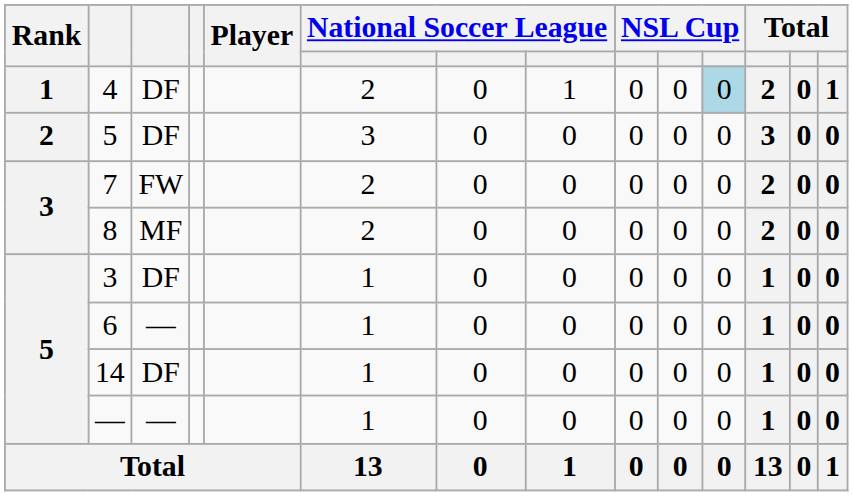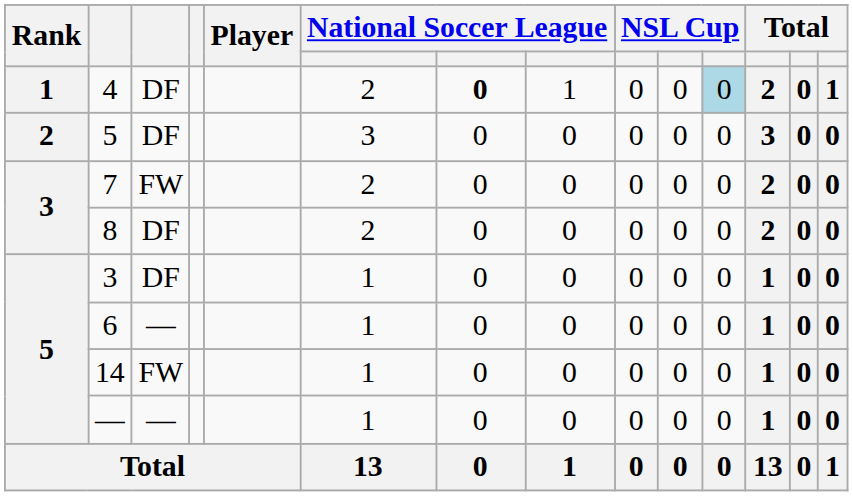(480, 89) normal -> (480, 89) bold
(161, 230) MF -> (161, 230) DF
(161, 372) DF -> (161, 372) FW
